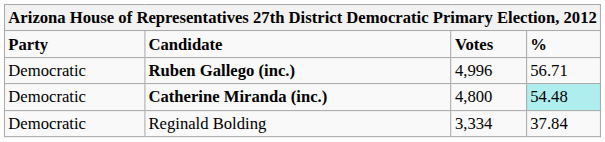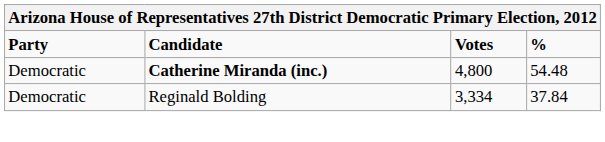- row: (222, 70)
(549, 96) paleturquoise background -> (549, 70) no background
